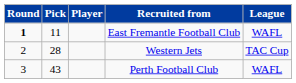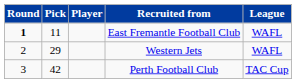(55, 51) 28 -> (55, 51) 29
(267, 51) TAC Cup -> (267, 51) WAFL
(55, 69) 43 -> (55, 69) 42
(267, 69) WAFL -> (267, 69) TAC Cup
